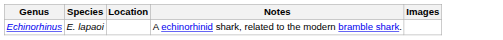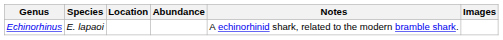+ column: (179, 12)
